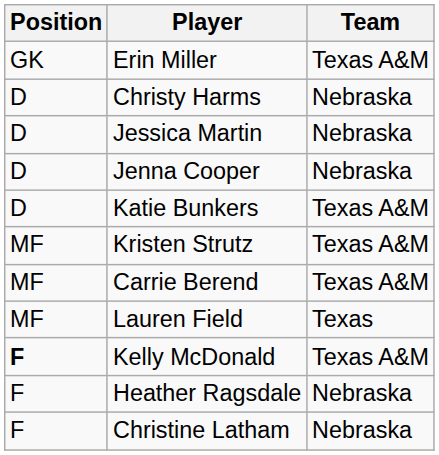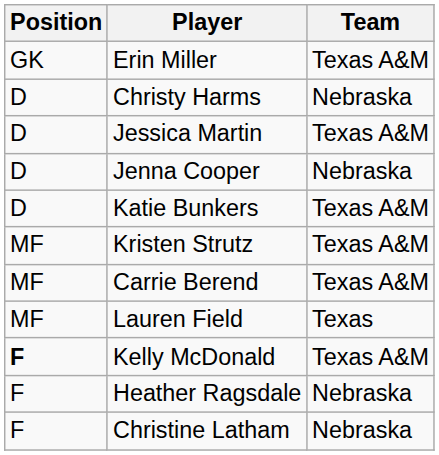(362, 134) Nebraska -> (371, 134) Texas A&M
